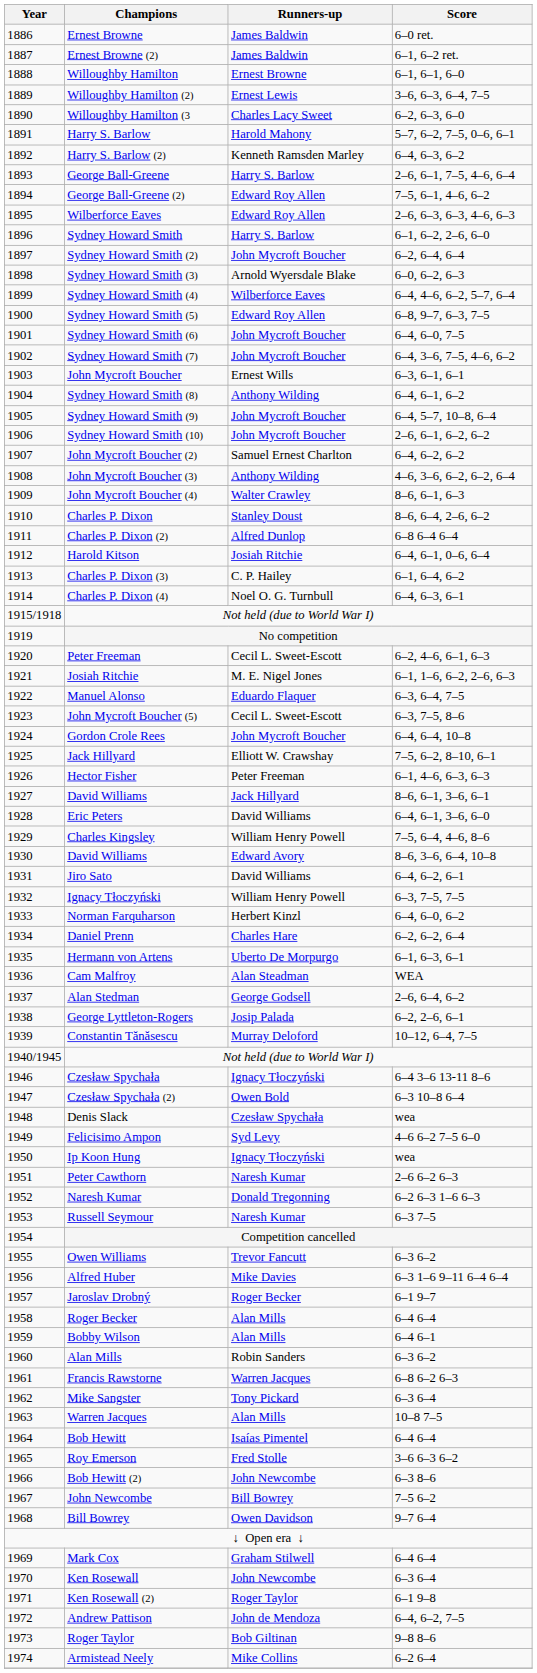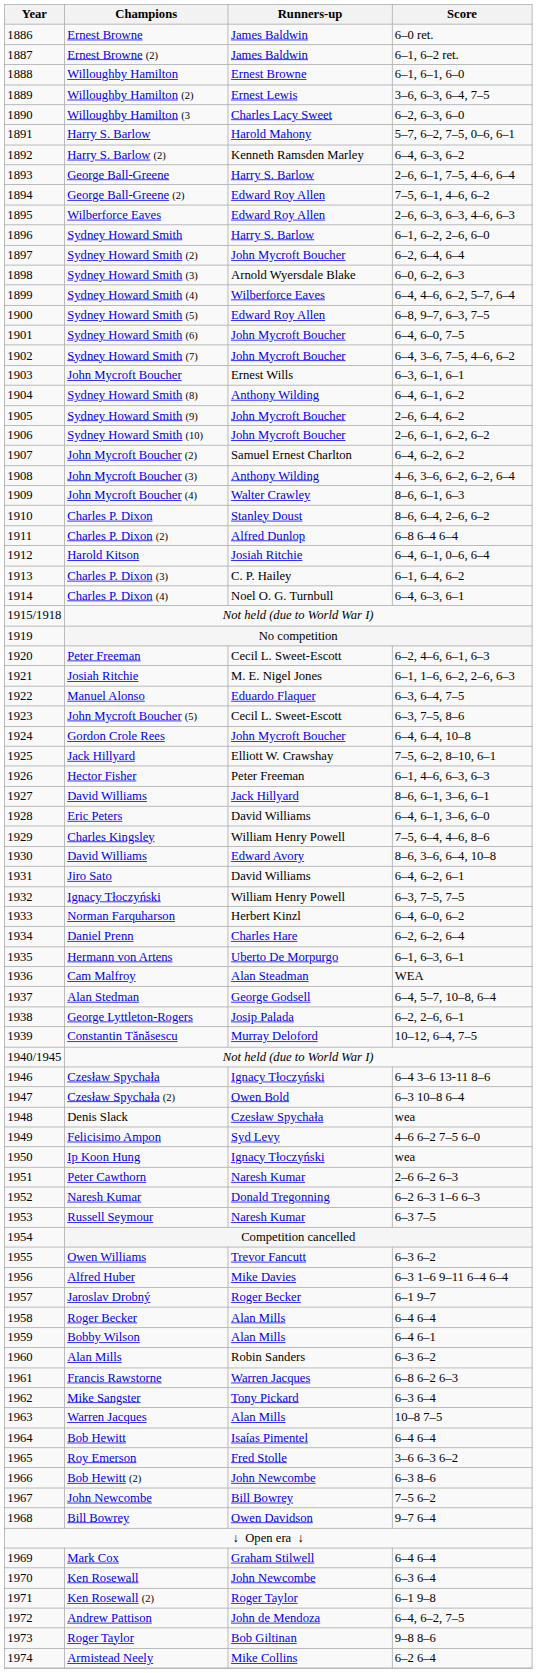(445, 415) 6–4, 5–7, 10–8, 6–4 -> (430, 415) 2–6, 6–4, 6–2
(430, 996) 2–6, 6–4, 6–2 -> (445, 996) 6–4, 5–7, 10–8, 6–4
